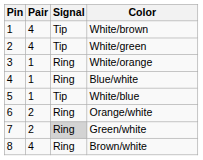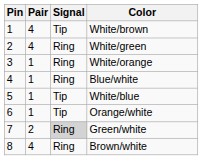(60, 46) Tip -> (64, 46) Ring
(31, 113) 2 -> (31, 113) 1
(64, 113) Ring -> (60, 113) Tip
